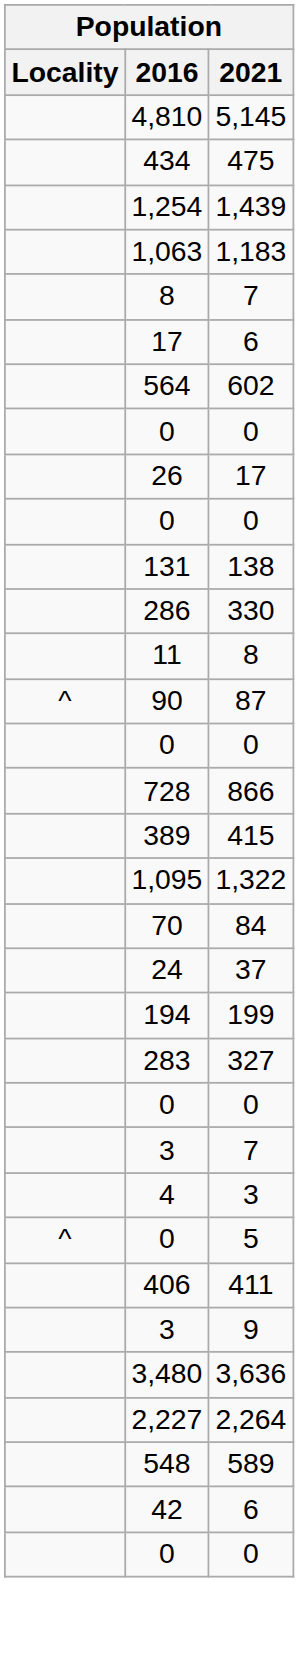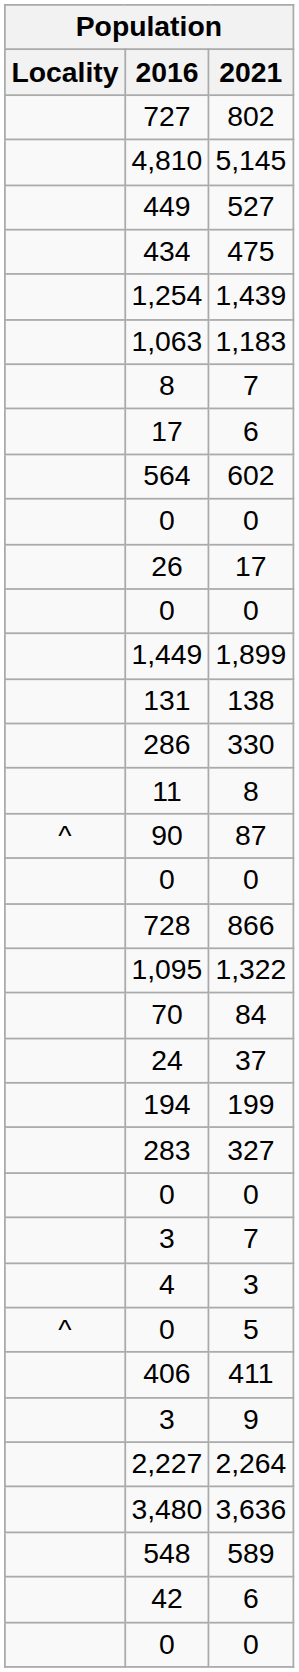+ row: (167, 116)
+ row: (167, 206)
+ row: (167, 655)
- row: (167, 835)
rows swapped: (167, 1419) <-> (167, 1374)
